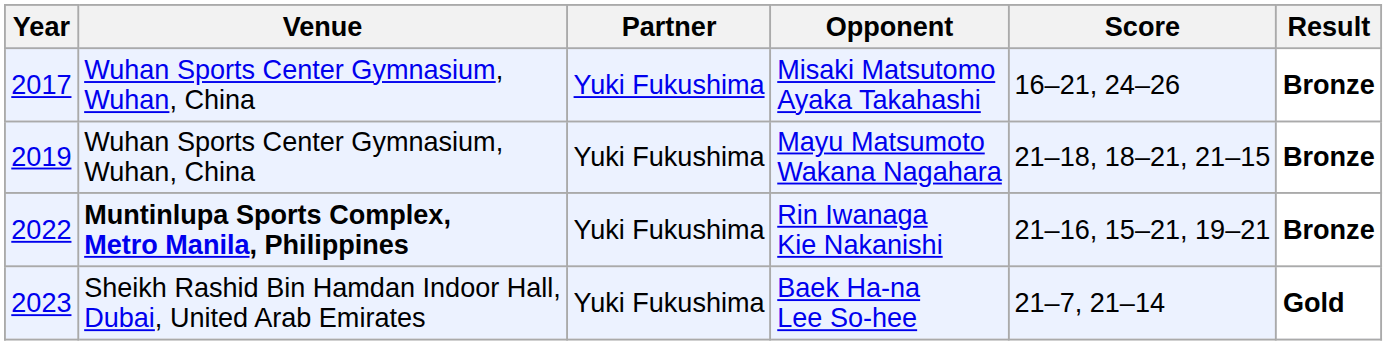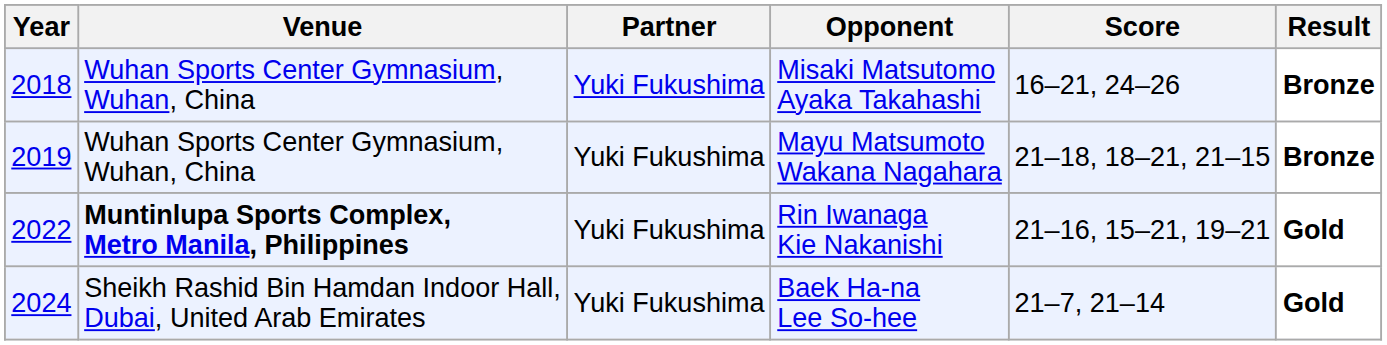(41, 85) 2017 -> (41, 85) 2018
(1329, 230) Bronze -> (1314, 230) Gold
(41, 303) 2023 -> (41, 303) 2024
